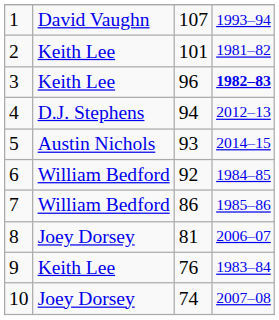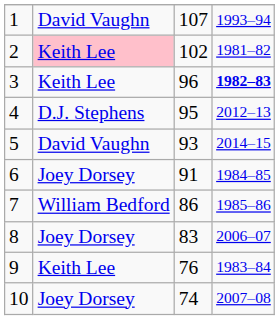(76, 50) no background -> (76, 50) pink background
(193, 50) 101 -> (193, 50) 102
(188, 112) 94 -> (188, 112) 95
(96, 143) Austin Nichols -> (94, 143) David Vaughn
(104, 174) William Bedford -> (86, 174) Joey Dorsey
(188, 174) 92 -> (188, 174) 91
(188, 236) 81 -> (188, 236) 83
